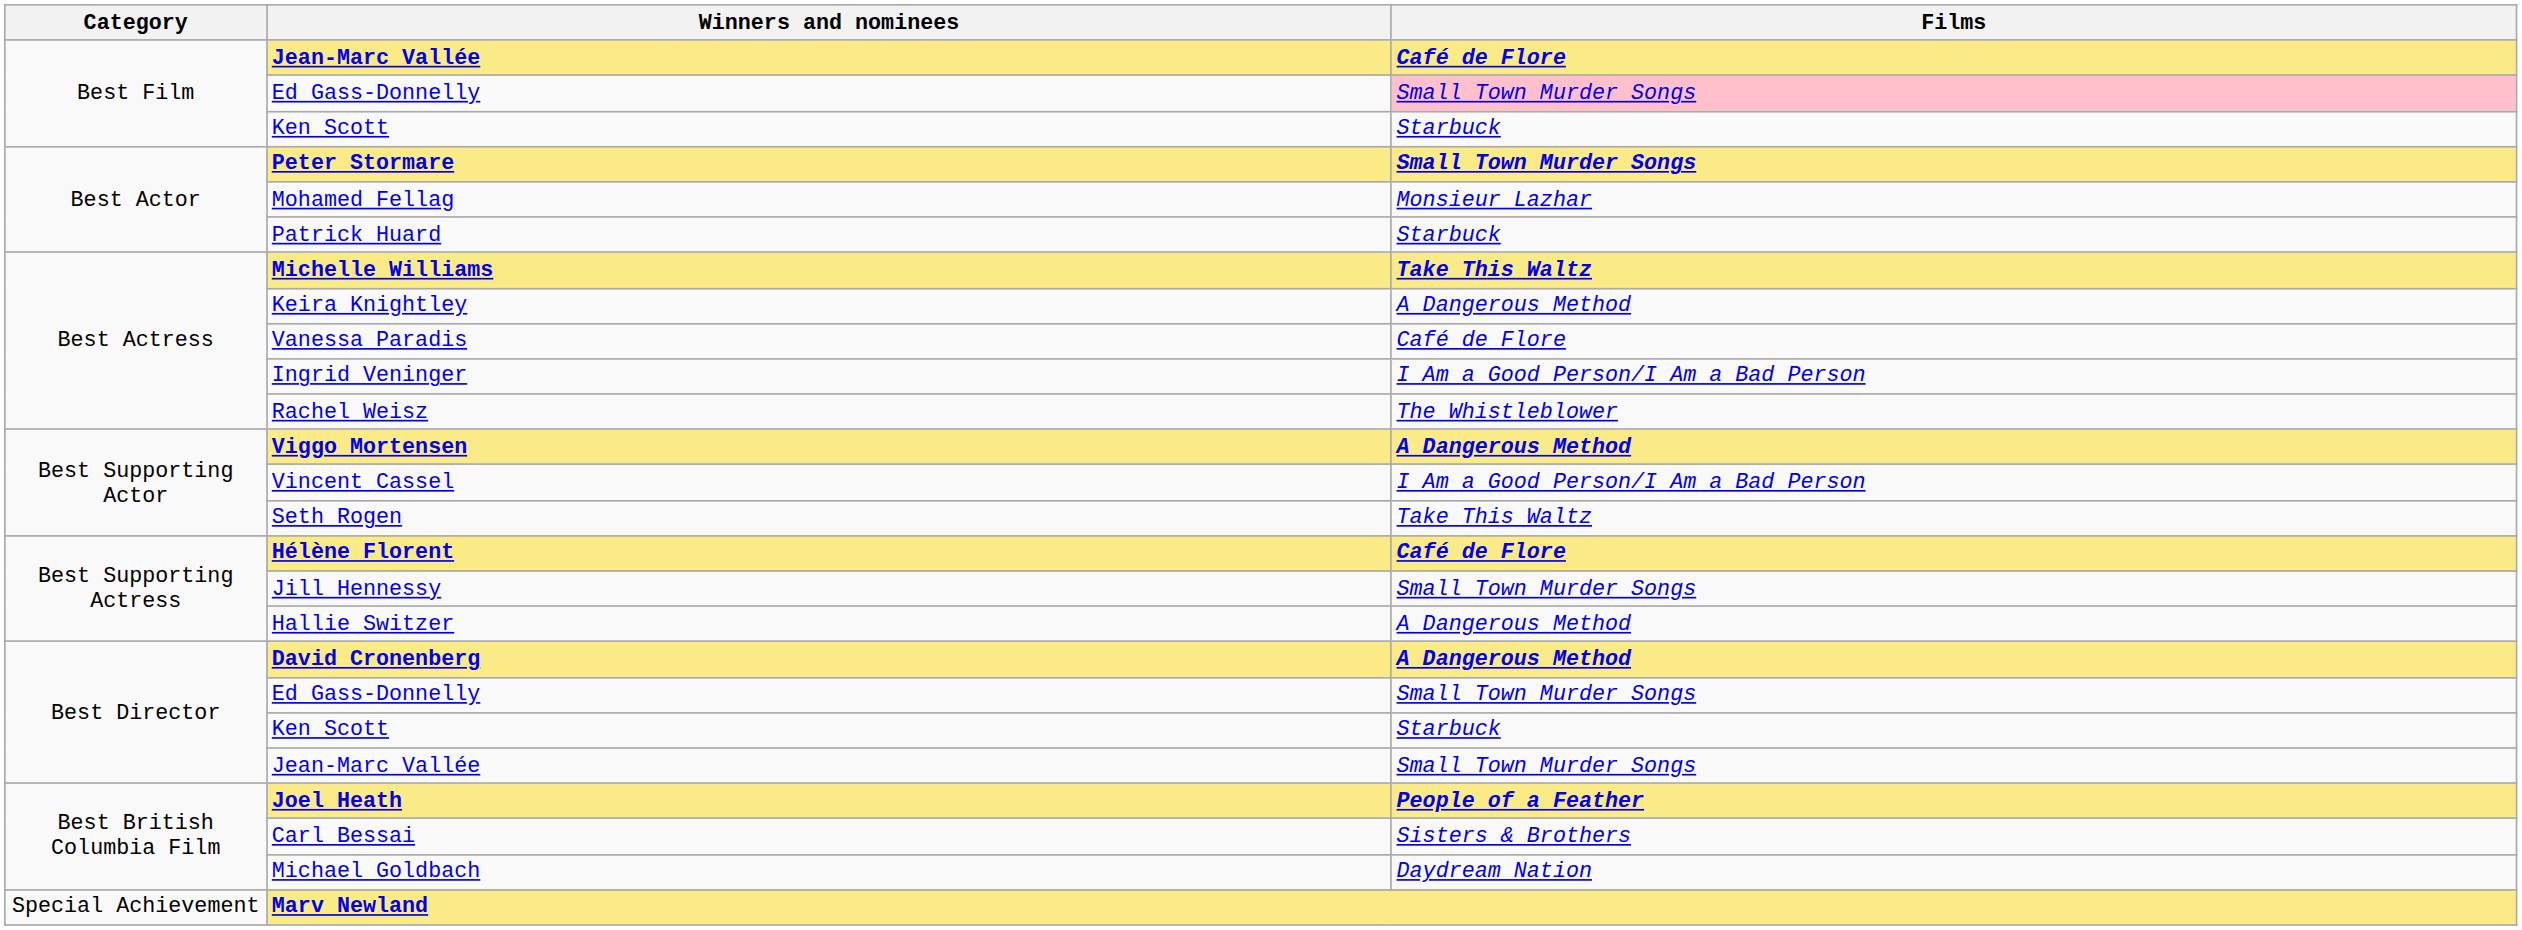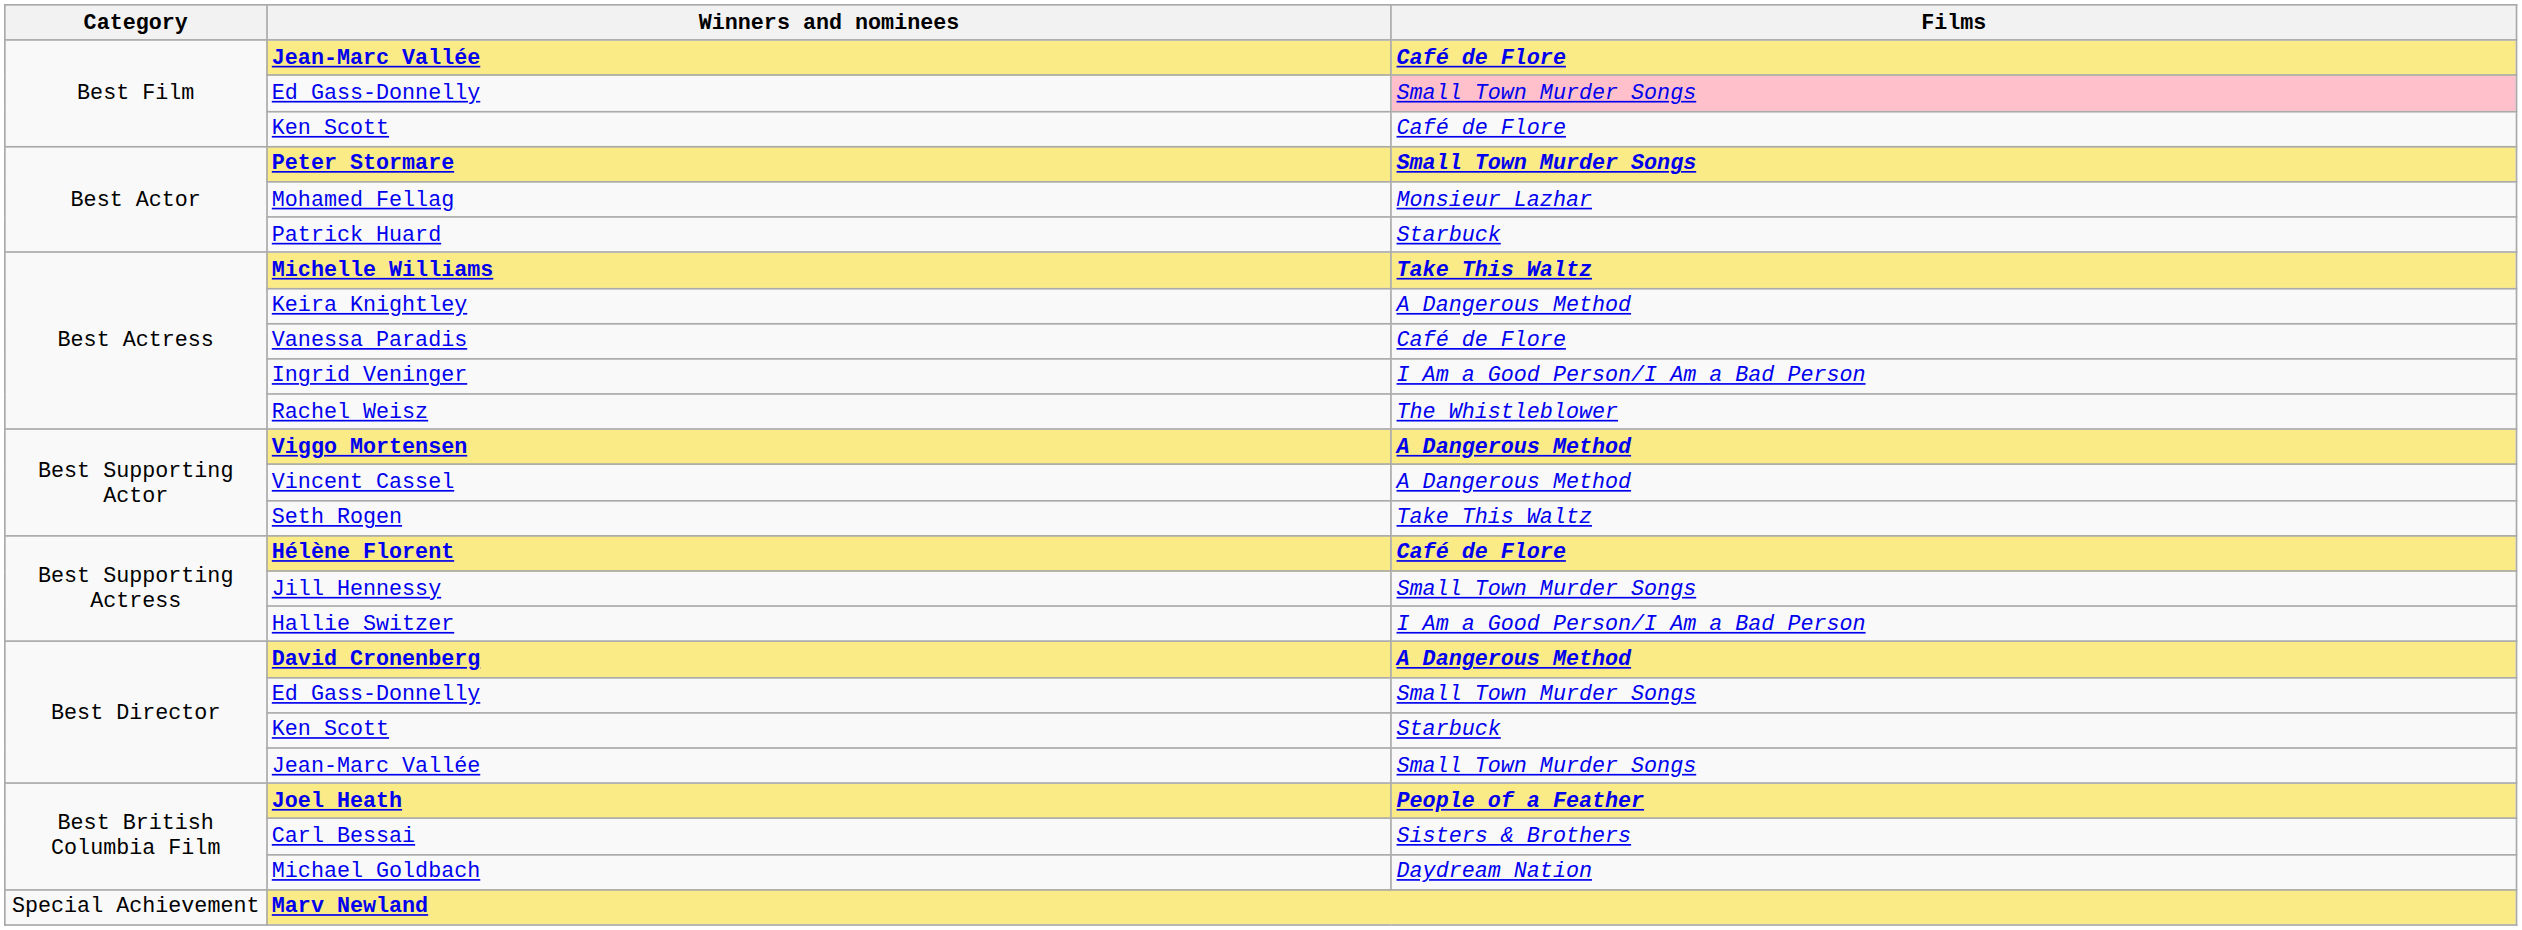(1449, 129) Starbuck -> (1481, 129) Café de Flore
(1631, 483) I Am a Good Person/I Am a Bad Person -> (1514, 483) A Dangerous Method
(1514, 624) A Dangerous Method -> (1631, 624) I Am a Good Person/I Am a Bad Person
